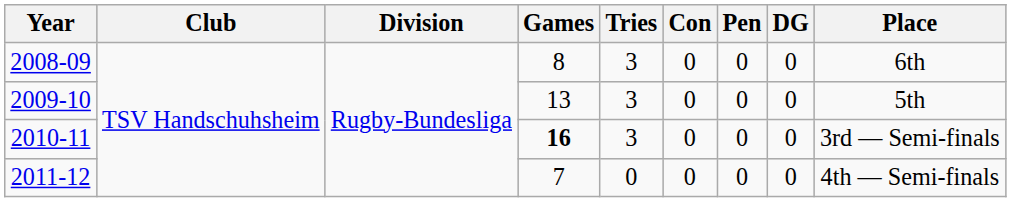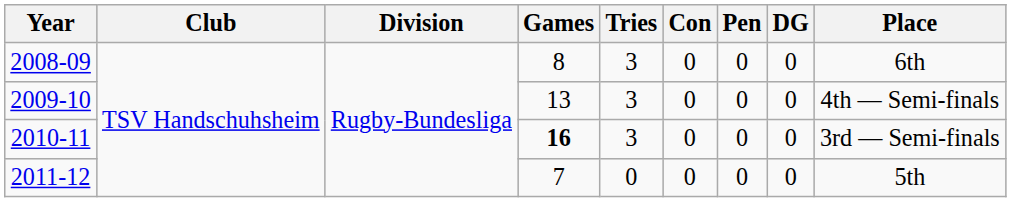(910, 100) 5th -> (910, 100) 4th — Semi-finals
(910, 176) 4th — Semi-finals -> (910, 176) 5th
